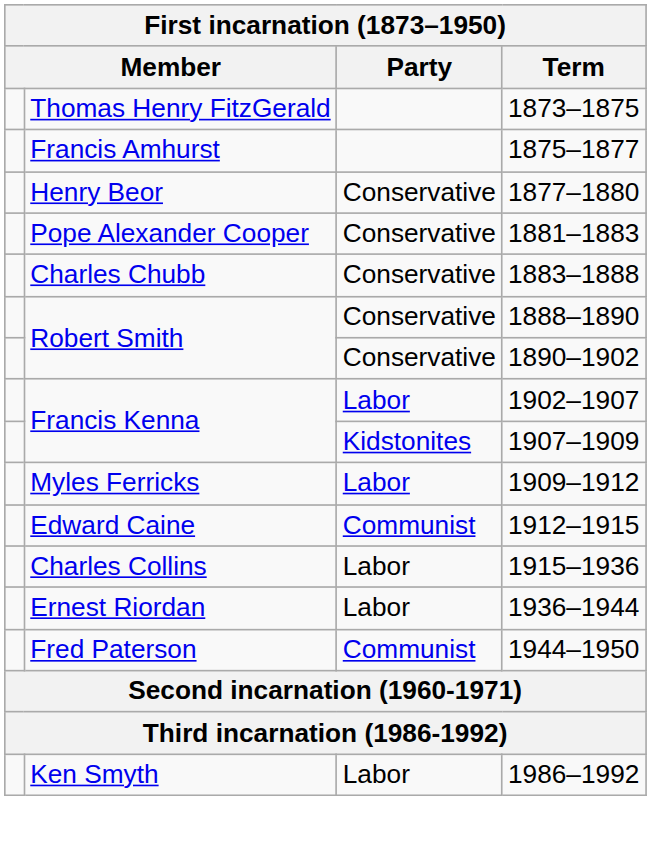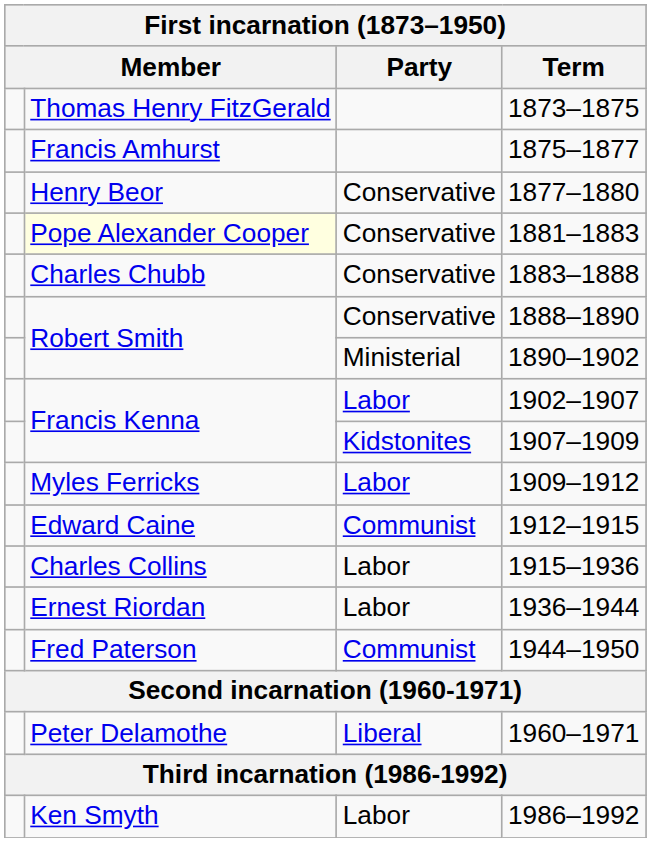(170, 233) no background -> (170, 233) lightyellow background
(419, 358) Conservative -> (402, 358) Ministerial
+ row: (574, 732)
